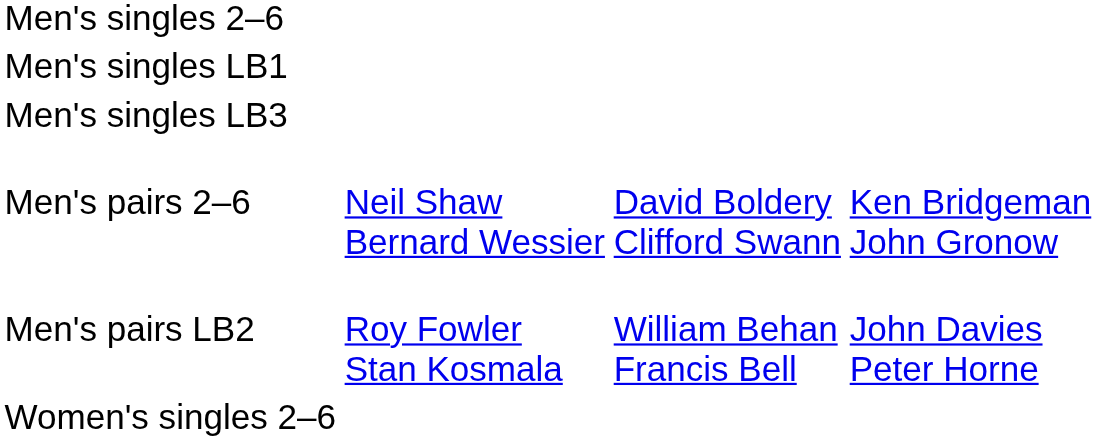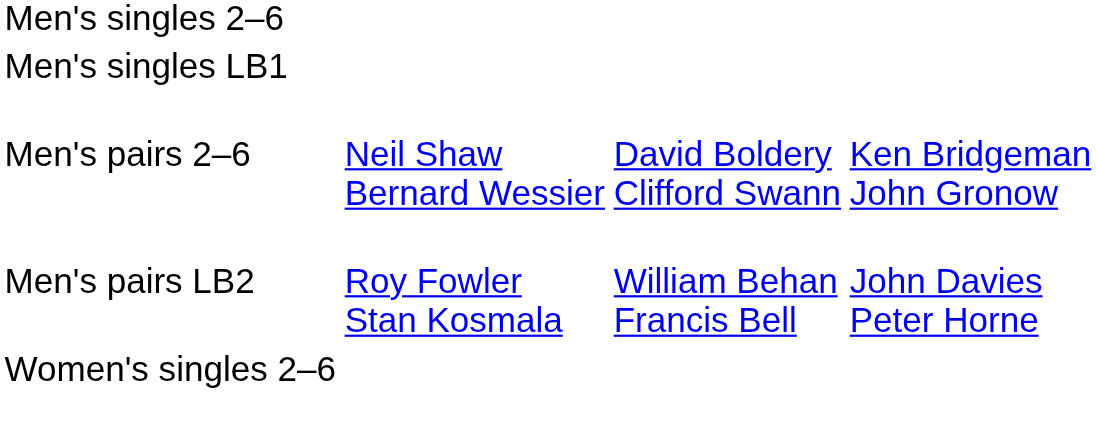- row: (146, 115)
